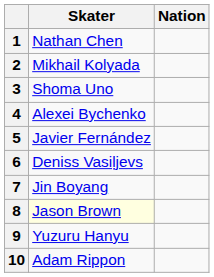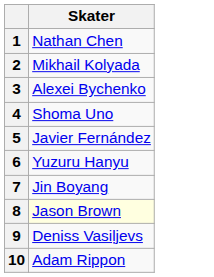- column: (182, 16)
(73, 89) Shoma Uno -> (89, 89) Alexei Bychenko
(89, 114) Alexei Bychenko -> (73, 114) Shoma Uno
(88, 162) Deniss Vasiļjevs -> (80, 162) Yuzuru Hanyu
(80, 235) Yuzuru Hanyu -> (88, 235) Deniss Vasiļjevs
